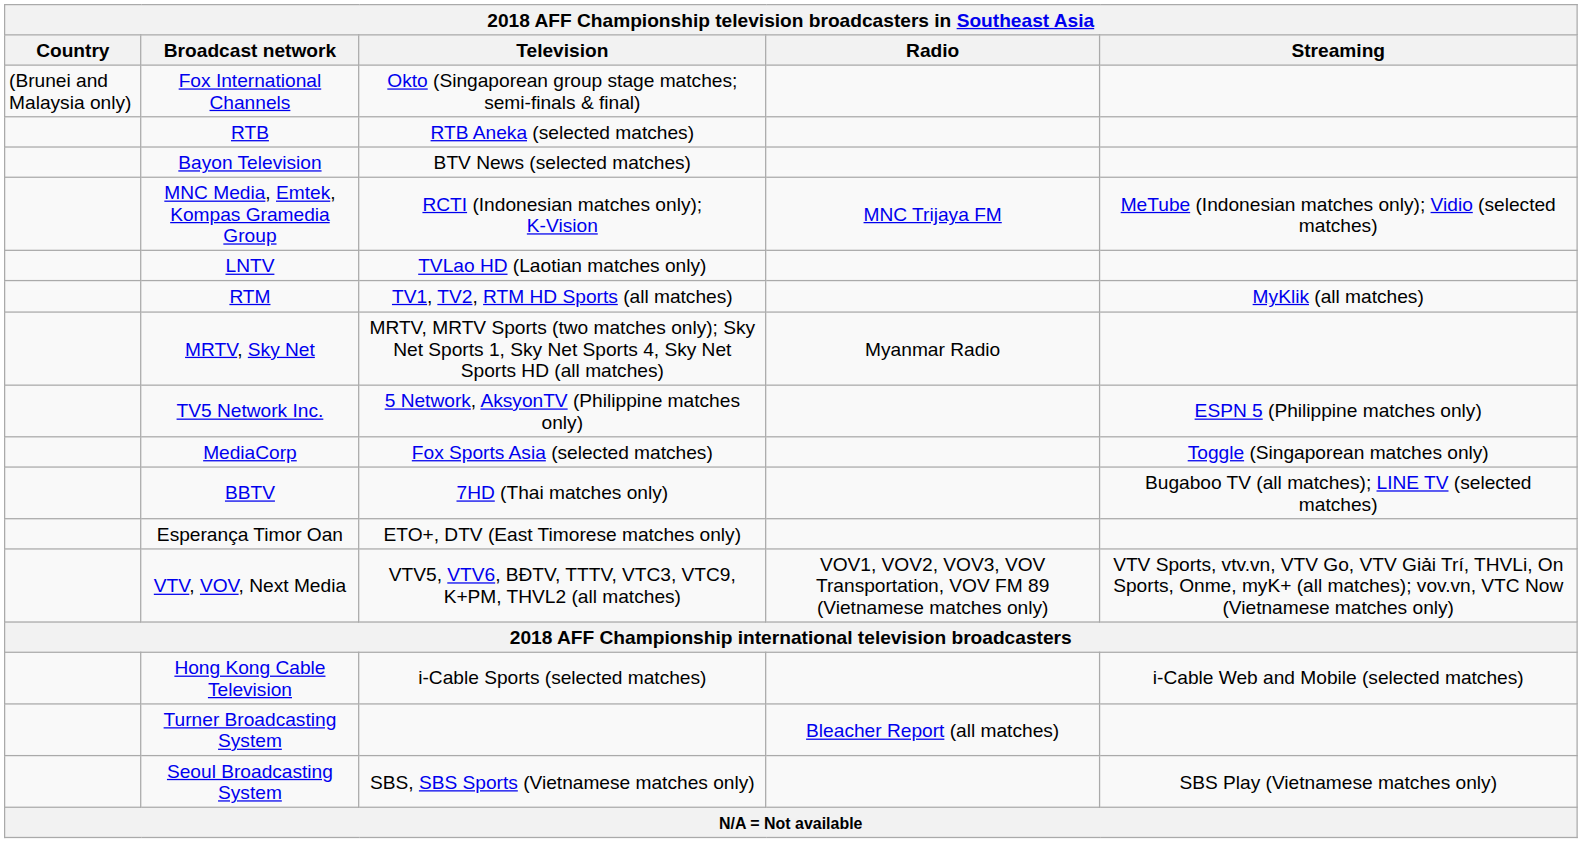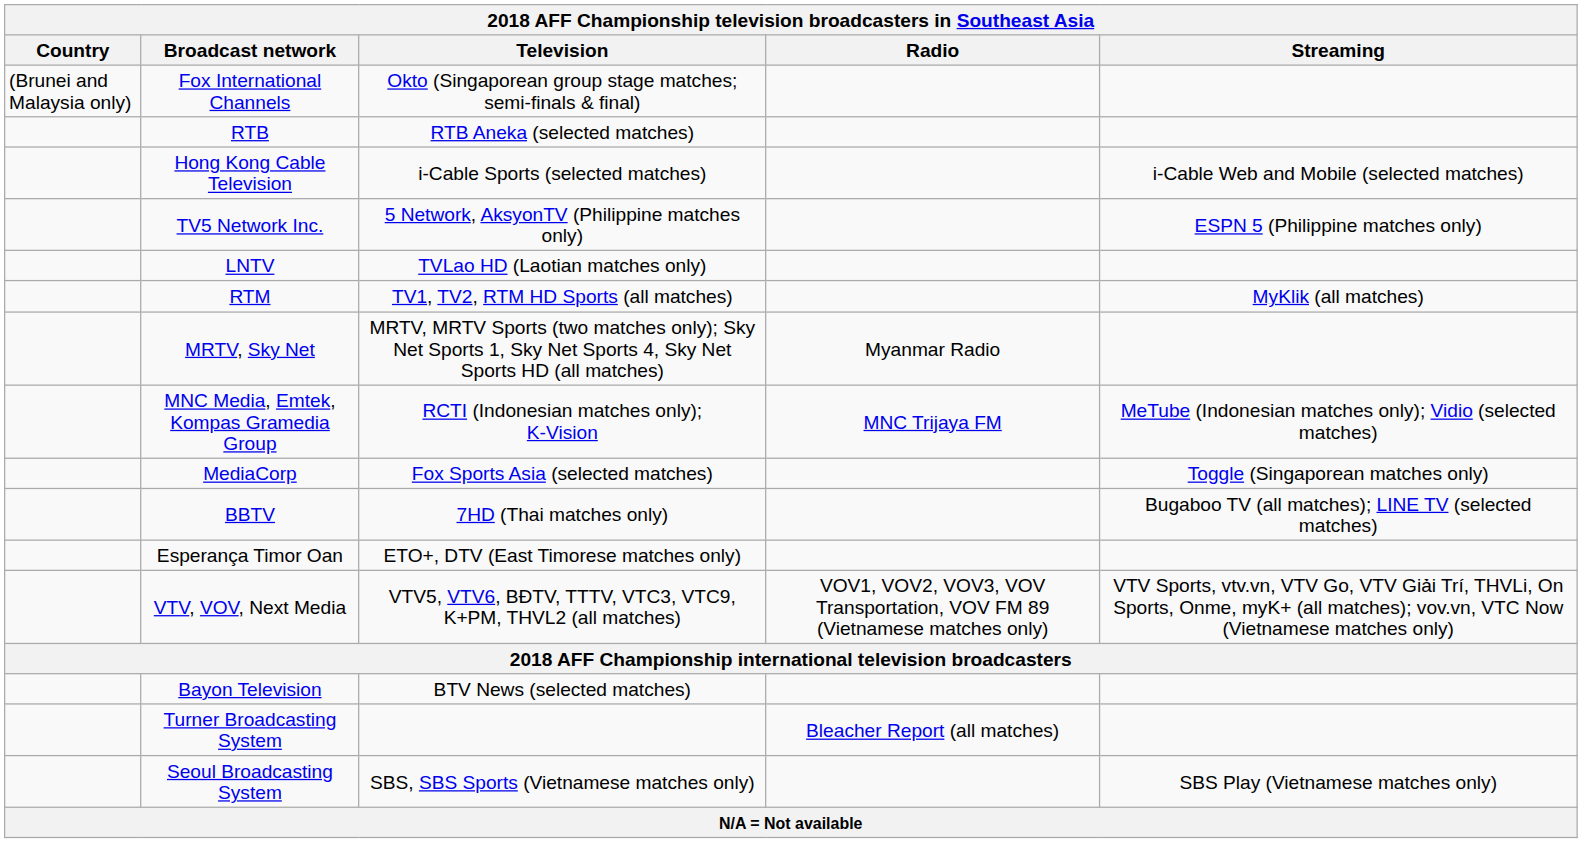rows swapped: (250, 163) <-> (250, 678)
rows swapped: (250, 214) <-> (250, 411)
